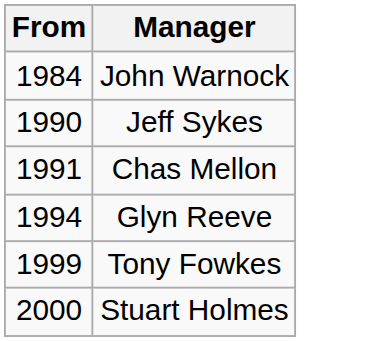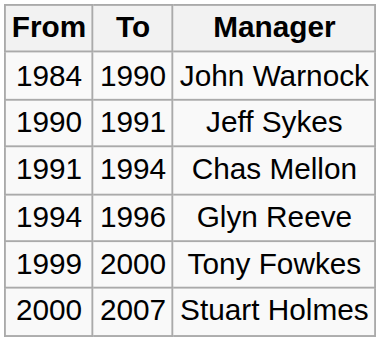+ column: (133, 28)
